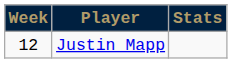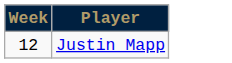- column: (198, 18)
